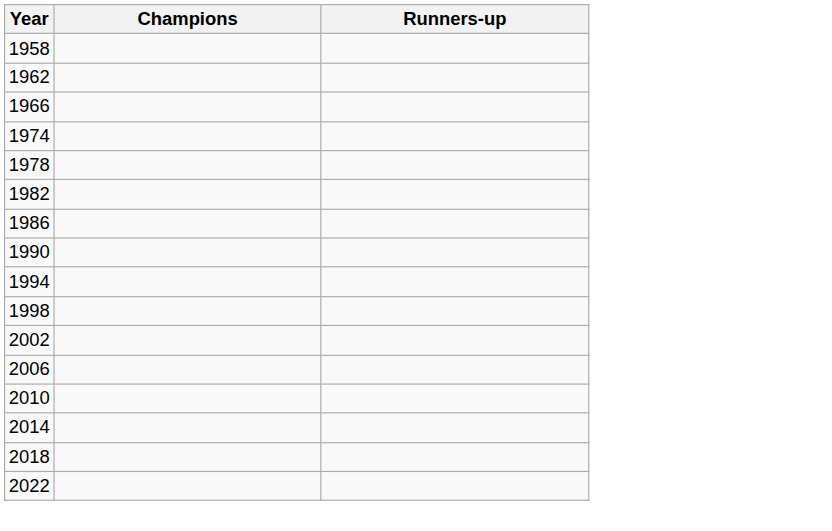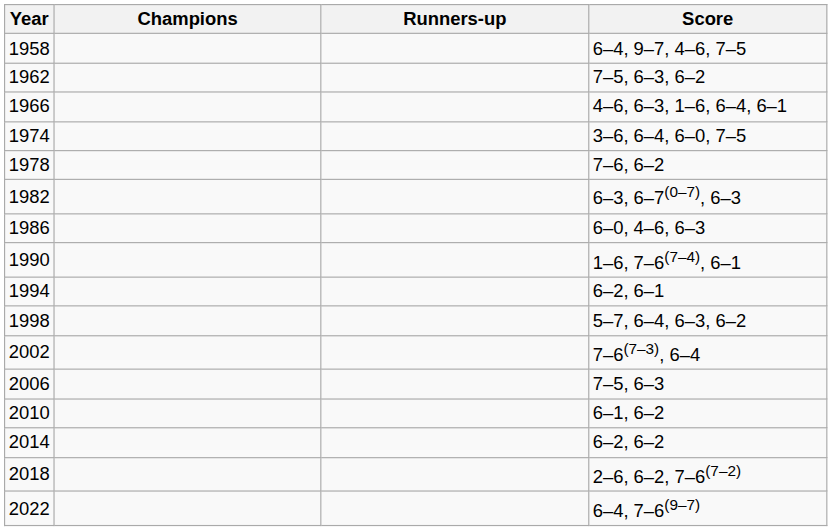+ column: (708, 19)
